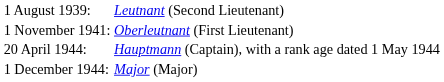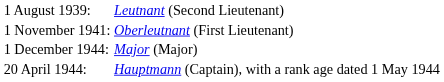rows swapped: (45, 49) <-> (56, 69)
